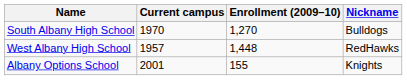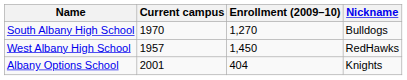(243, 48) 1,448 -> (243, 48) 1,450
(239, 65) 155 -> (239, 65) 404
